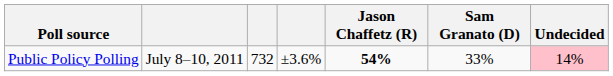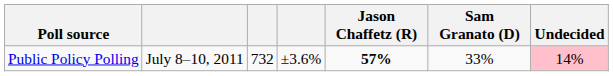(376, 58) 54% -> (376, 58) 57%
